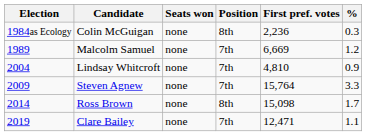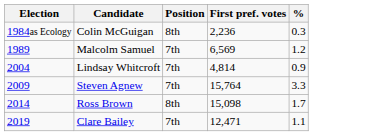- column: (189, 13)
(276, 49) 6,669 -> (223, 49) 6,569
(276, 67) 4,810 -> (223, 67) 4,814
